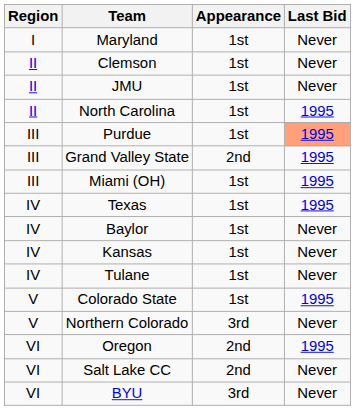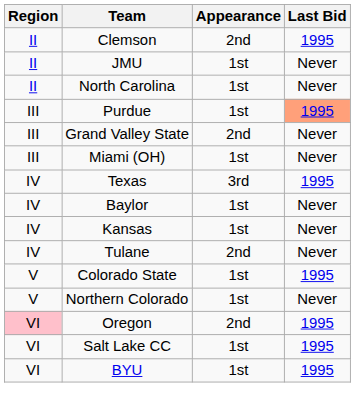- row: (127, 39)
(238, 63) 1st -> (238, 39) 2nd
(317, 63) Never -> (317, 39) 1995
(317, 110) 1995 -> (317, 87) Never
(317, 157) 1995 -> (317, 134) Never
(317, 181) 1995 -> (317, 157) Never
(238, 205) 1st -> (238, 181) 3rd
(238, 275) 1st -> (238, 252) 2nd
(238, 323) 3rd -> (238, 299) 1st
(33, 346) no background -> (33, 323) pink background
(238, 370) 2nd -> (238, 346) 1st
(317, 370) Never -> (317, 346) 1995
(238, 393) 3rd -> (238, 370) 1st
(317, 393) Never -> (317, 370) 1995
